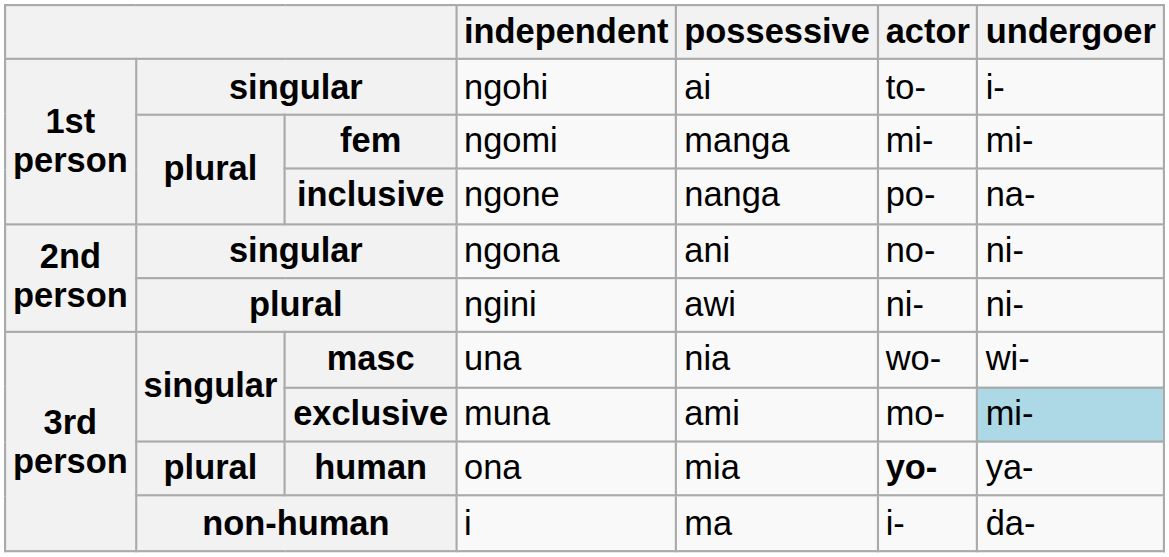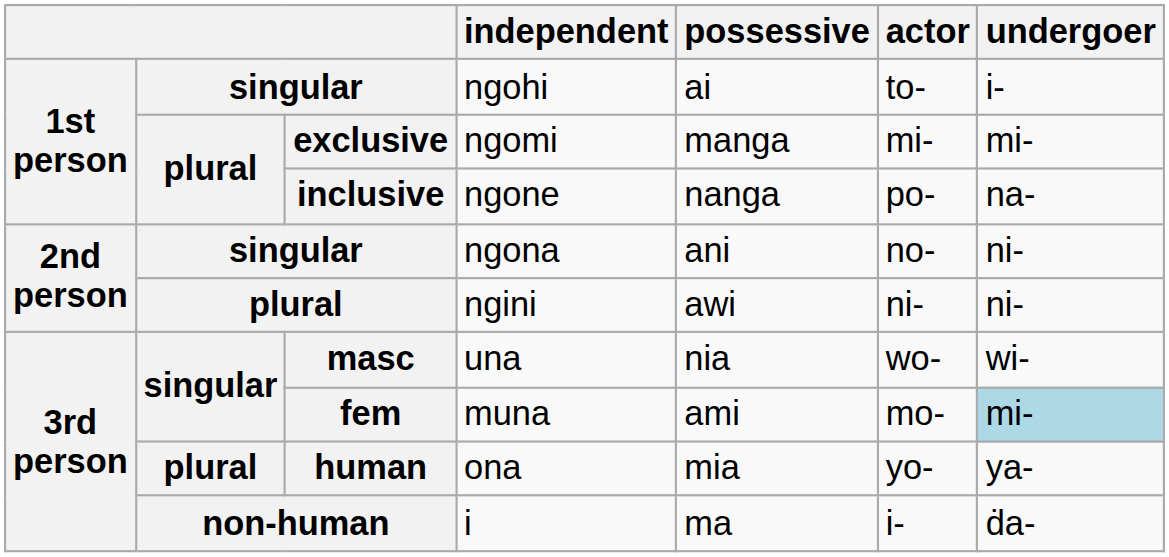(371, 140) fem -> (371, 140) exclusive
(371, 413) exclusive -> (371, 413) fem
(912, 468) bold -> (910, 468) normal
